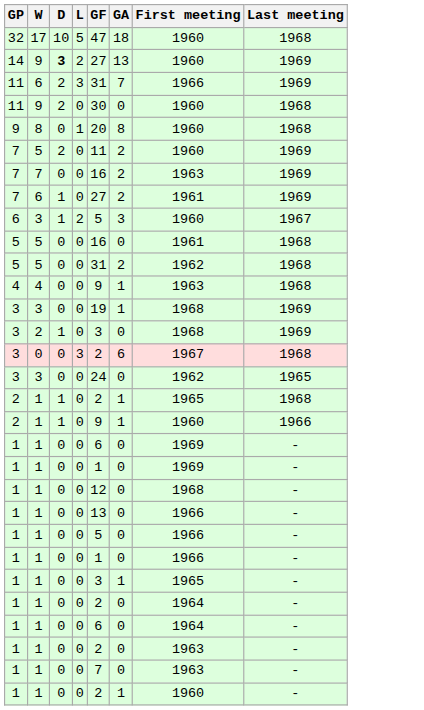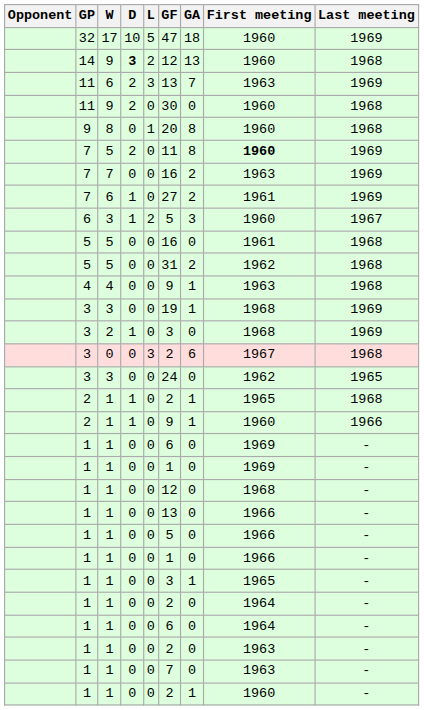+ column: (40, 16)
(295, 38) 1968 -> (366, 38) 1969
(98, 61) 27 -> (169, 61) 12
(295, 61) 1969 -> (366, 61) 1968
(98, 83) 31 -> (169, 83) 13
(188, 83) 1966 -> (259, 83) 1963
(121, 151) 2 -> (192, 151) 8
(188, 151) normal -> (259, 151) bold
